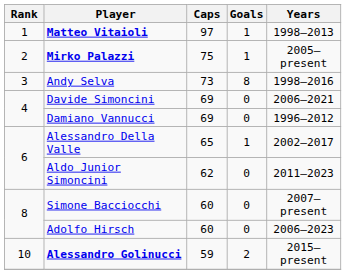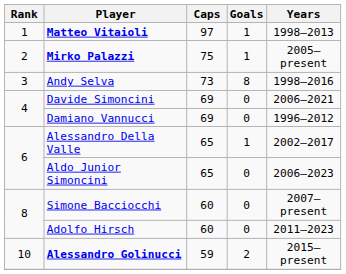(207, 173) 62 -> (207, 173) 65
(304, 173) 2011–2023 -> (304, 173) 2006–2023
(304, 229) 2006–2023 -> (304, 229) 2011–2023
